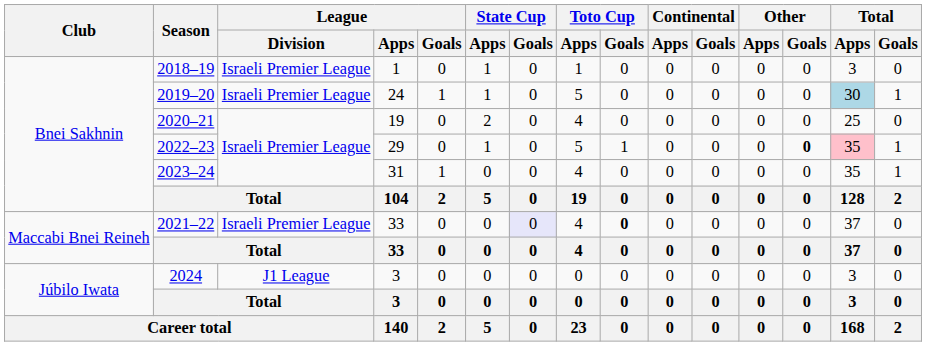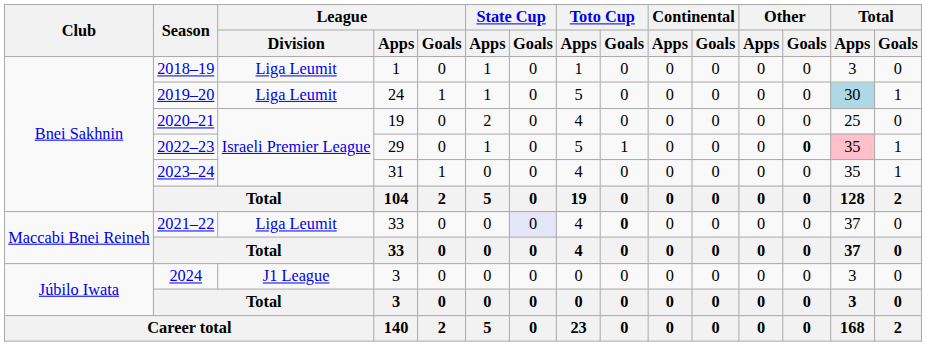(296, 69) Israeli Premier League -> (296, 69) Liga Leumit
(296, 95) Israeli Premier League -> (296, 95) Liga Leumit
(296, 224) Israeli Premier League -> (296, 224) Liga Leumit
